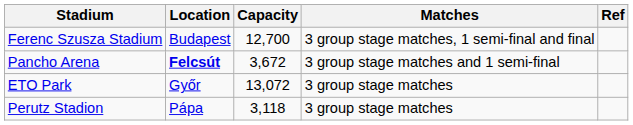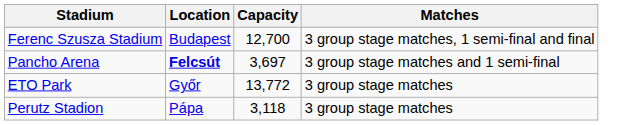- column: (613, 16)
(268, 62) 3,672 -> (268, 62) 3,697
(268, 85) 13,072 -> (268, 85) 13,772
